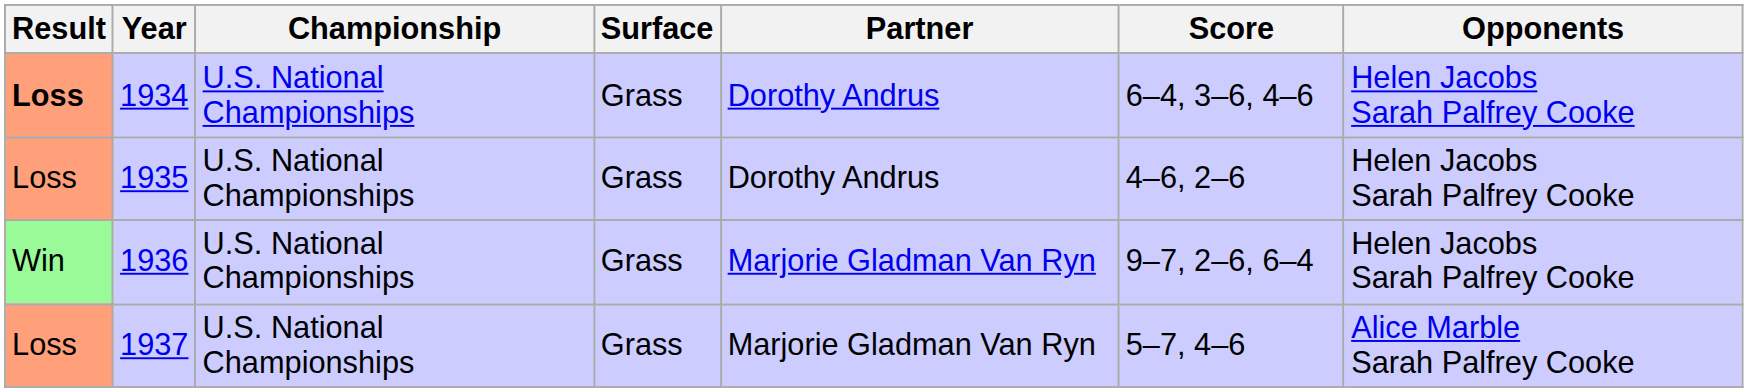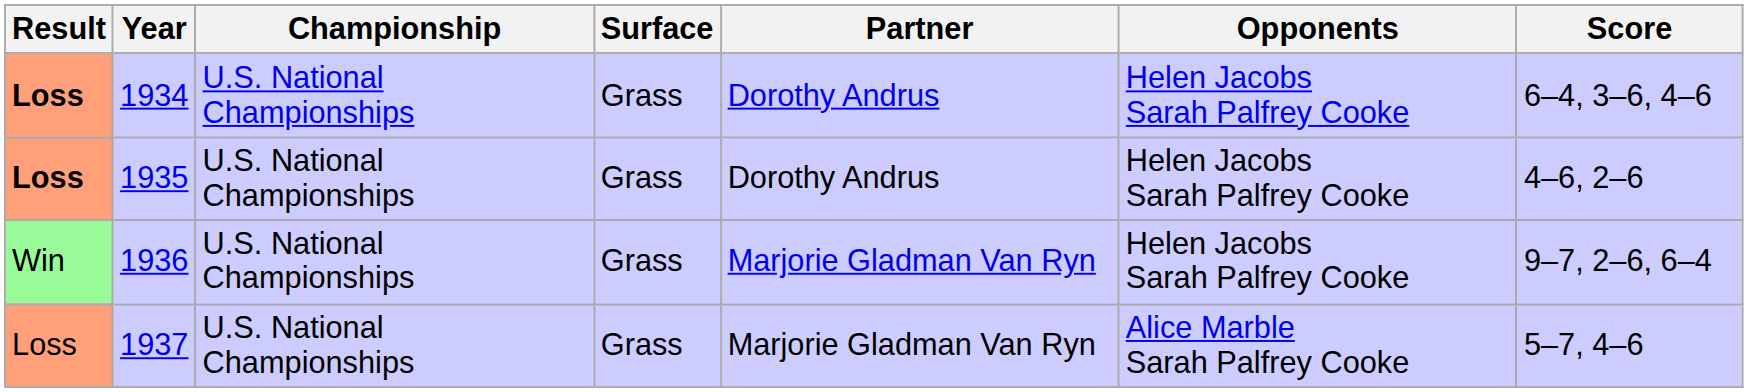columns swapped: (1543, 28) <-> (1231, 28)
(44, 178) normal -> (48, 178) bold
